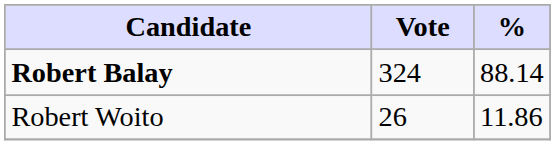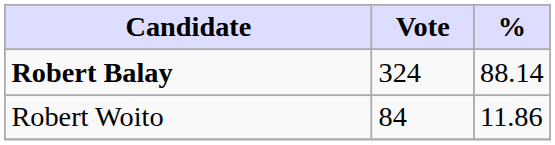(393, 116) 26 -> (393, 116) 84
